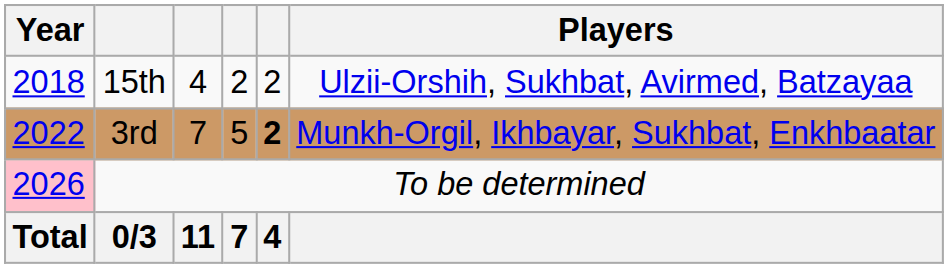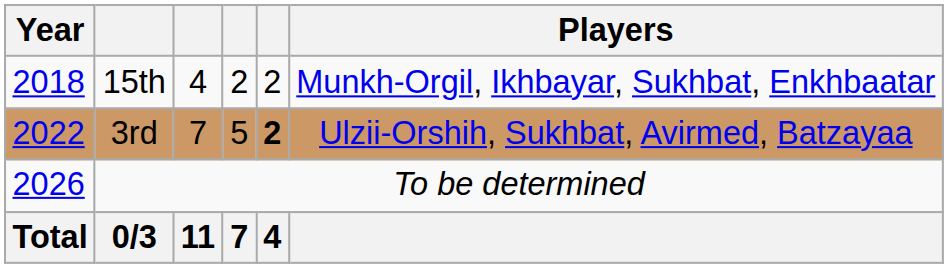(616, 81) Ulzii-Orshih, Sukhbat, Avirmed, Batzayaa -> (616, 81) Munkh-Orgil, Ikhbayar, Sukhbat, Enkhbaatar
(616, 133) Munkh-Orgil, Ikhbayar, Sukhbat, Enkhbaatar -> (616, 133) Ulzii-Orshih, Sukhbat, Avirmed, Batzayaa
(49, 184) pink background -> (49, 184) no background
